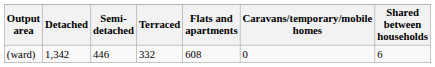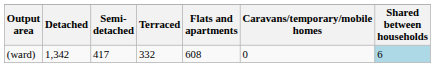(101, 54) 446 -> (101, 54) 417
(380, 54) no background -> (380, 54) lightblue background
